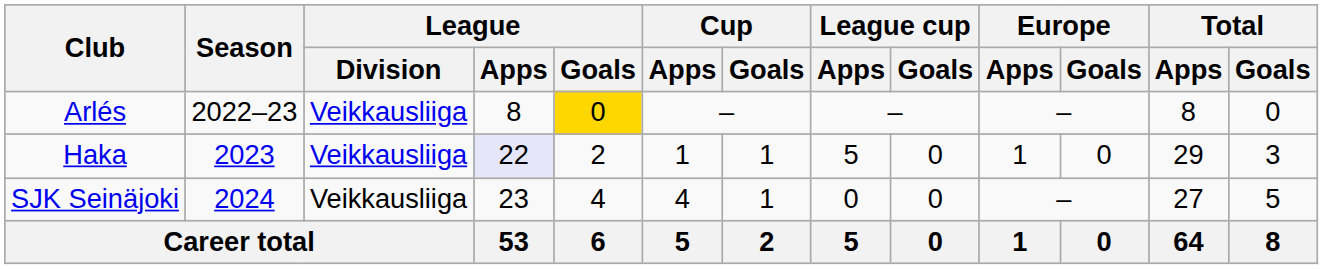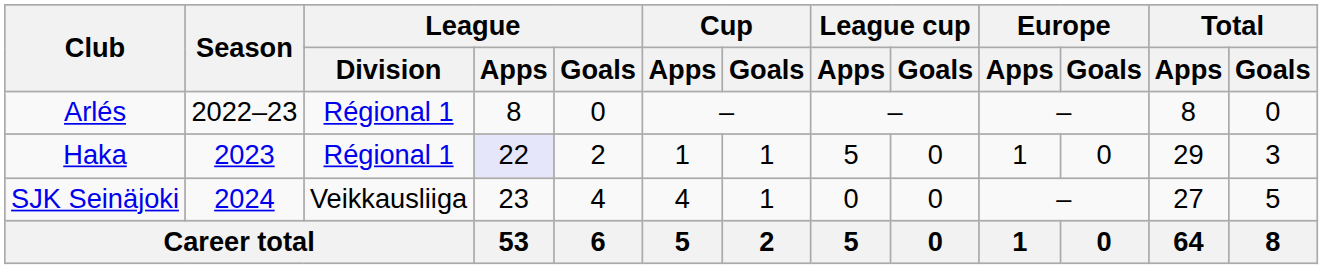(389, 112) Veikkausliiga -> (389, 112) Régional 1
(598, 112) gold background -> (598, 112) no background
(389, 155) Veikkausliiga -> (389, 155) Régional 1
